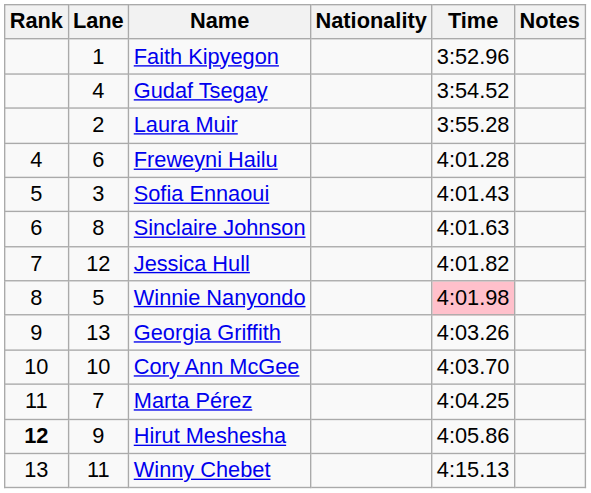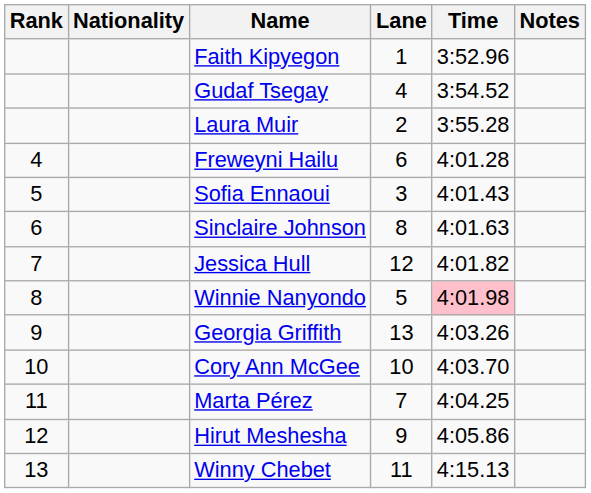columns swapped: (98, 21) <-> (371, 21)
(36, 435) bold -> (36, 435) normal
